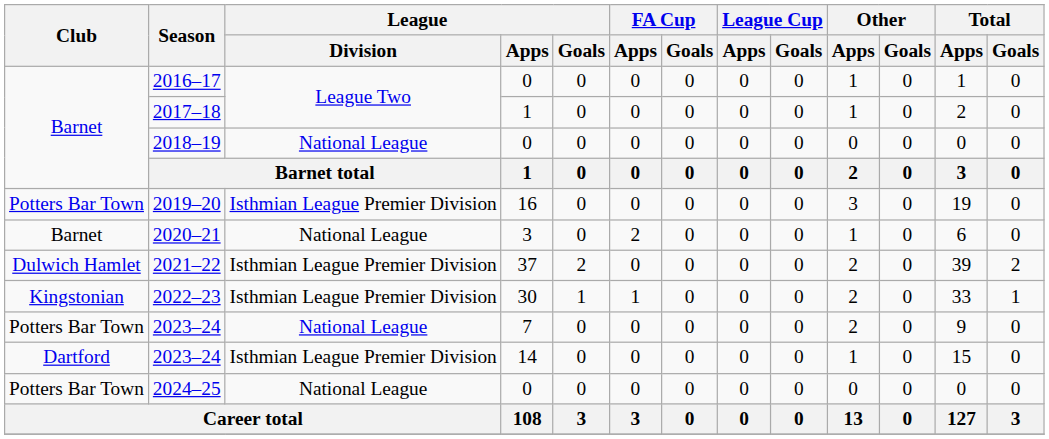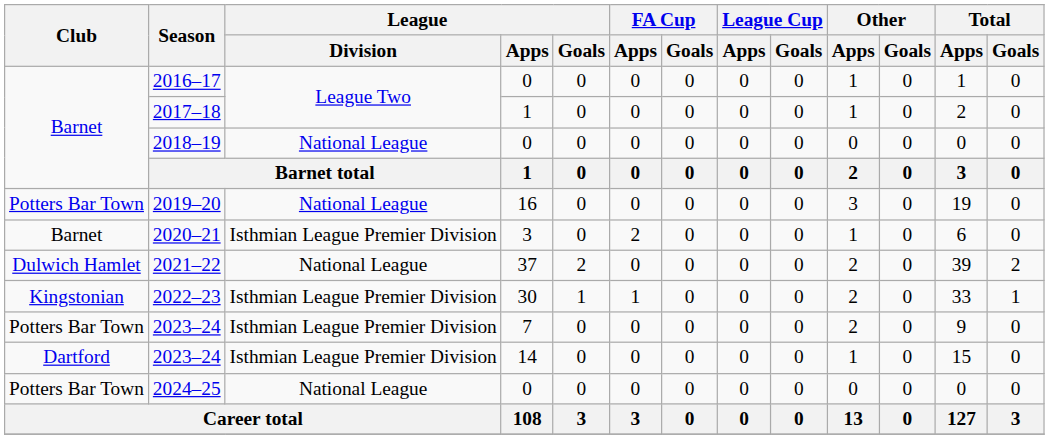(363, 204) Isthmian League Premier Division -> (363, 204) National League
(363, 234) National League -> (363, 234) Isthmian League Premier Division
(363, 265) Isthmian League Premier Division -> (363, 265) National League
(363, 326) National League -> (363, 326) Isthmian League Premier Division
